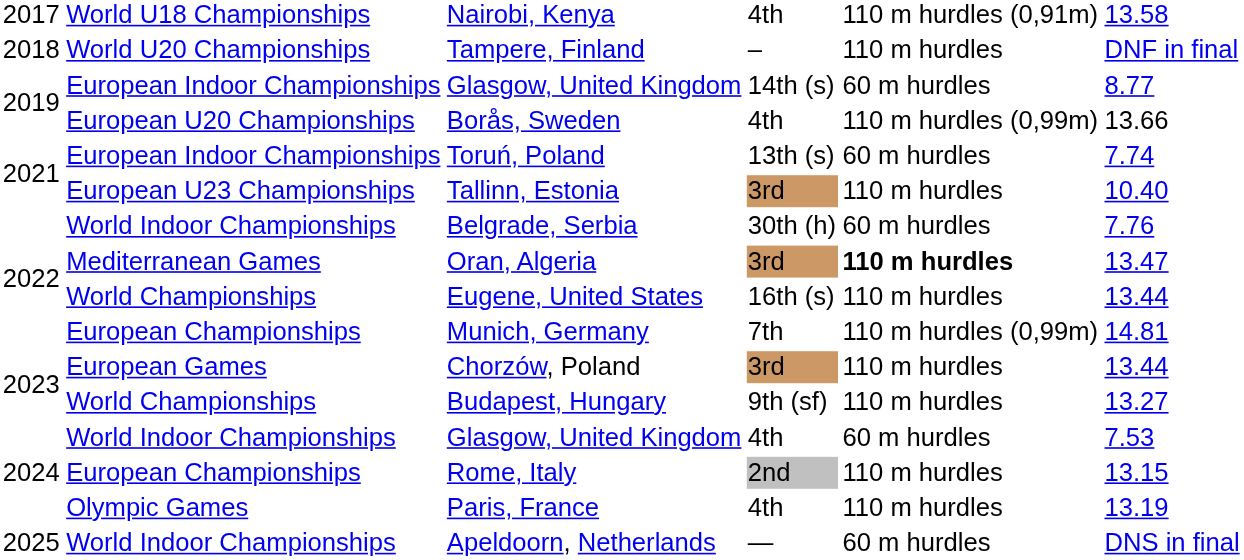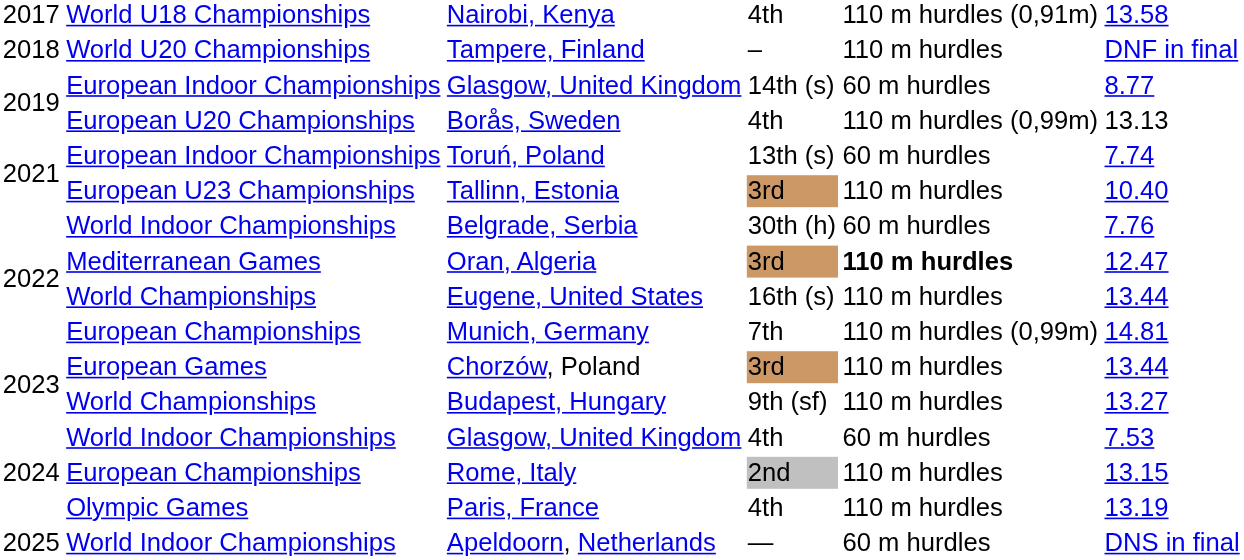(1137, 120) 13.66 -> (1137, 120) 13.13
(1137, 261) 13.47 -> (1137, 261) 12.47
